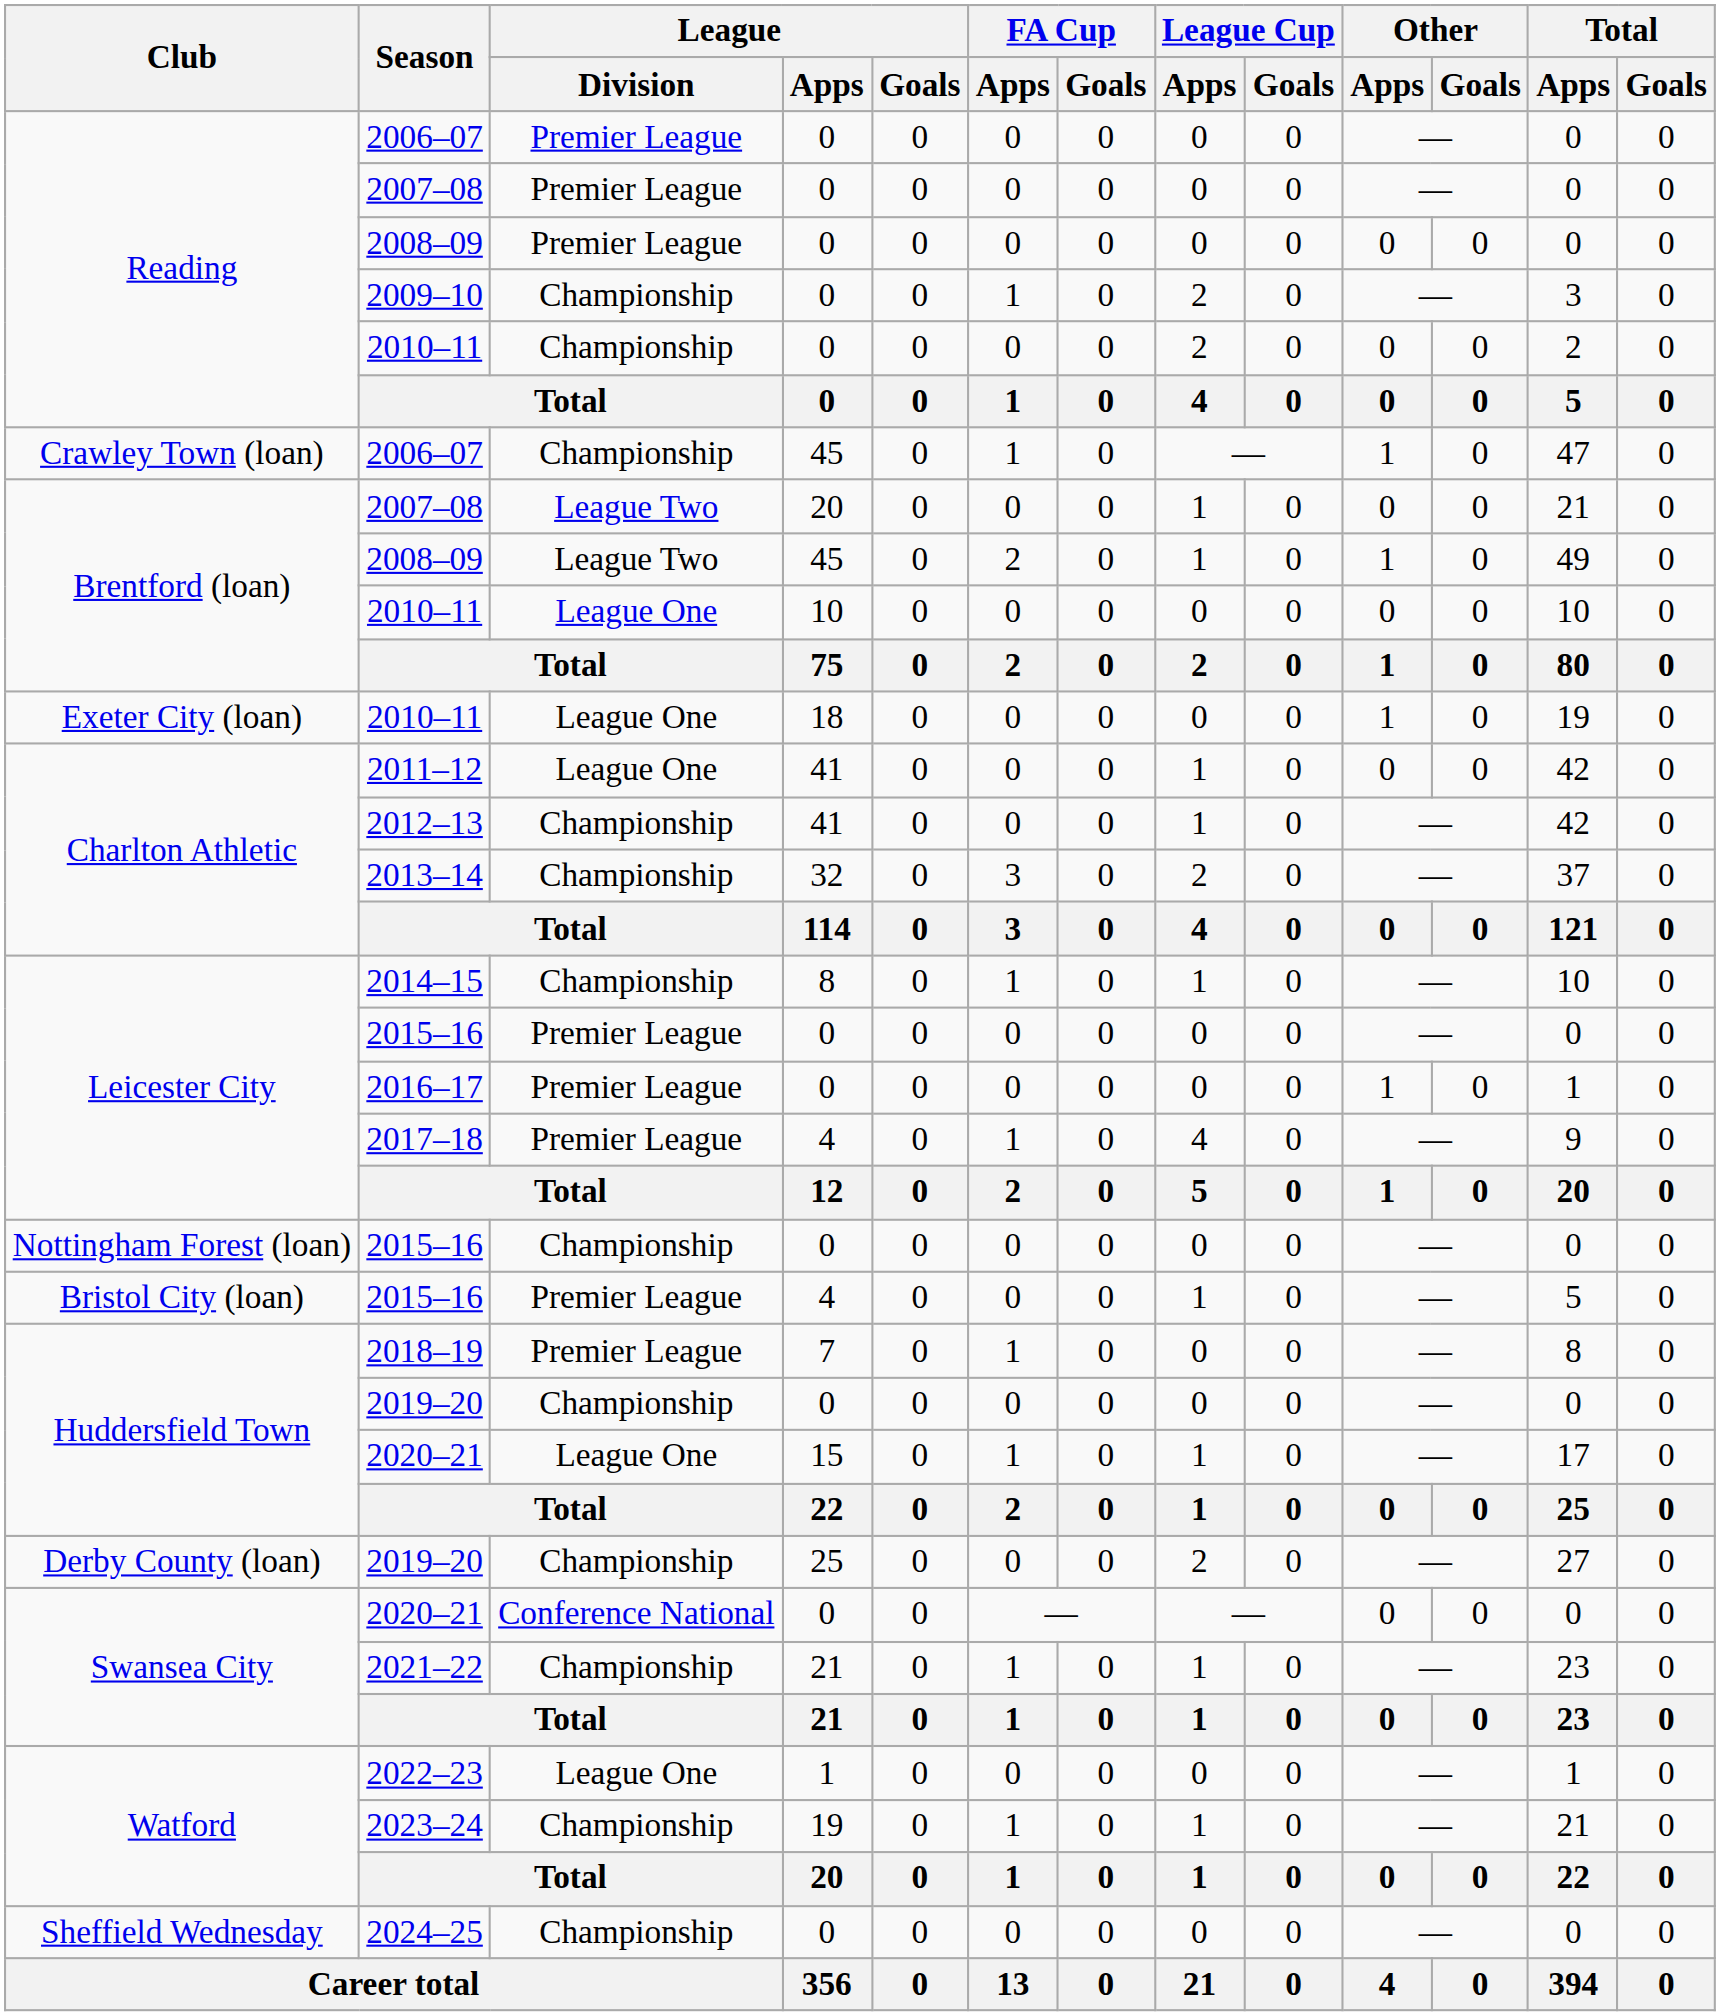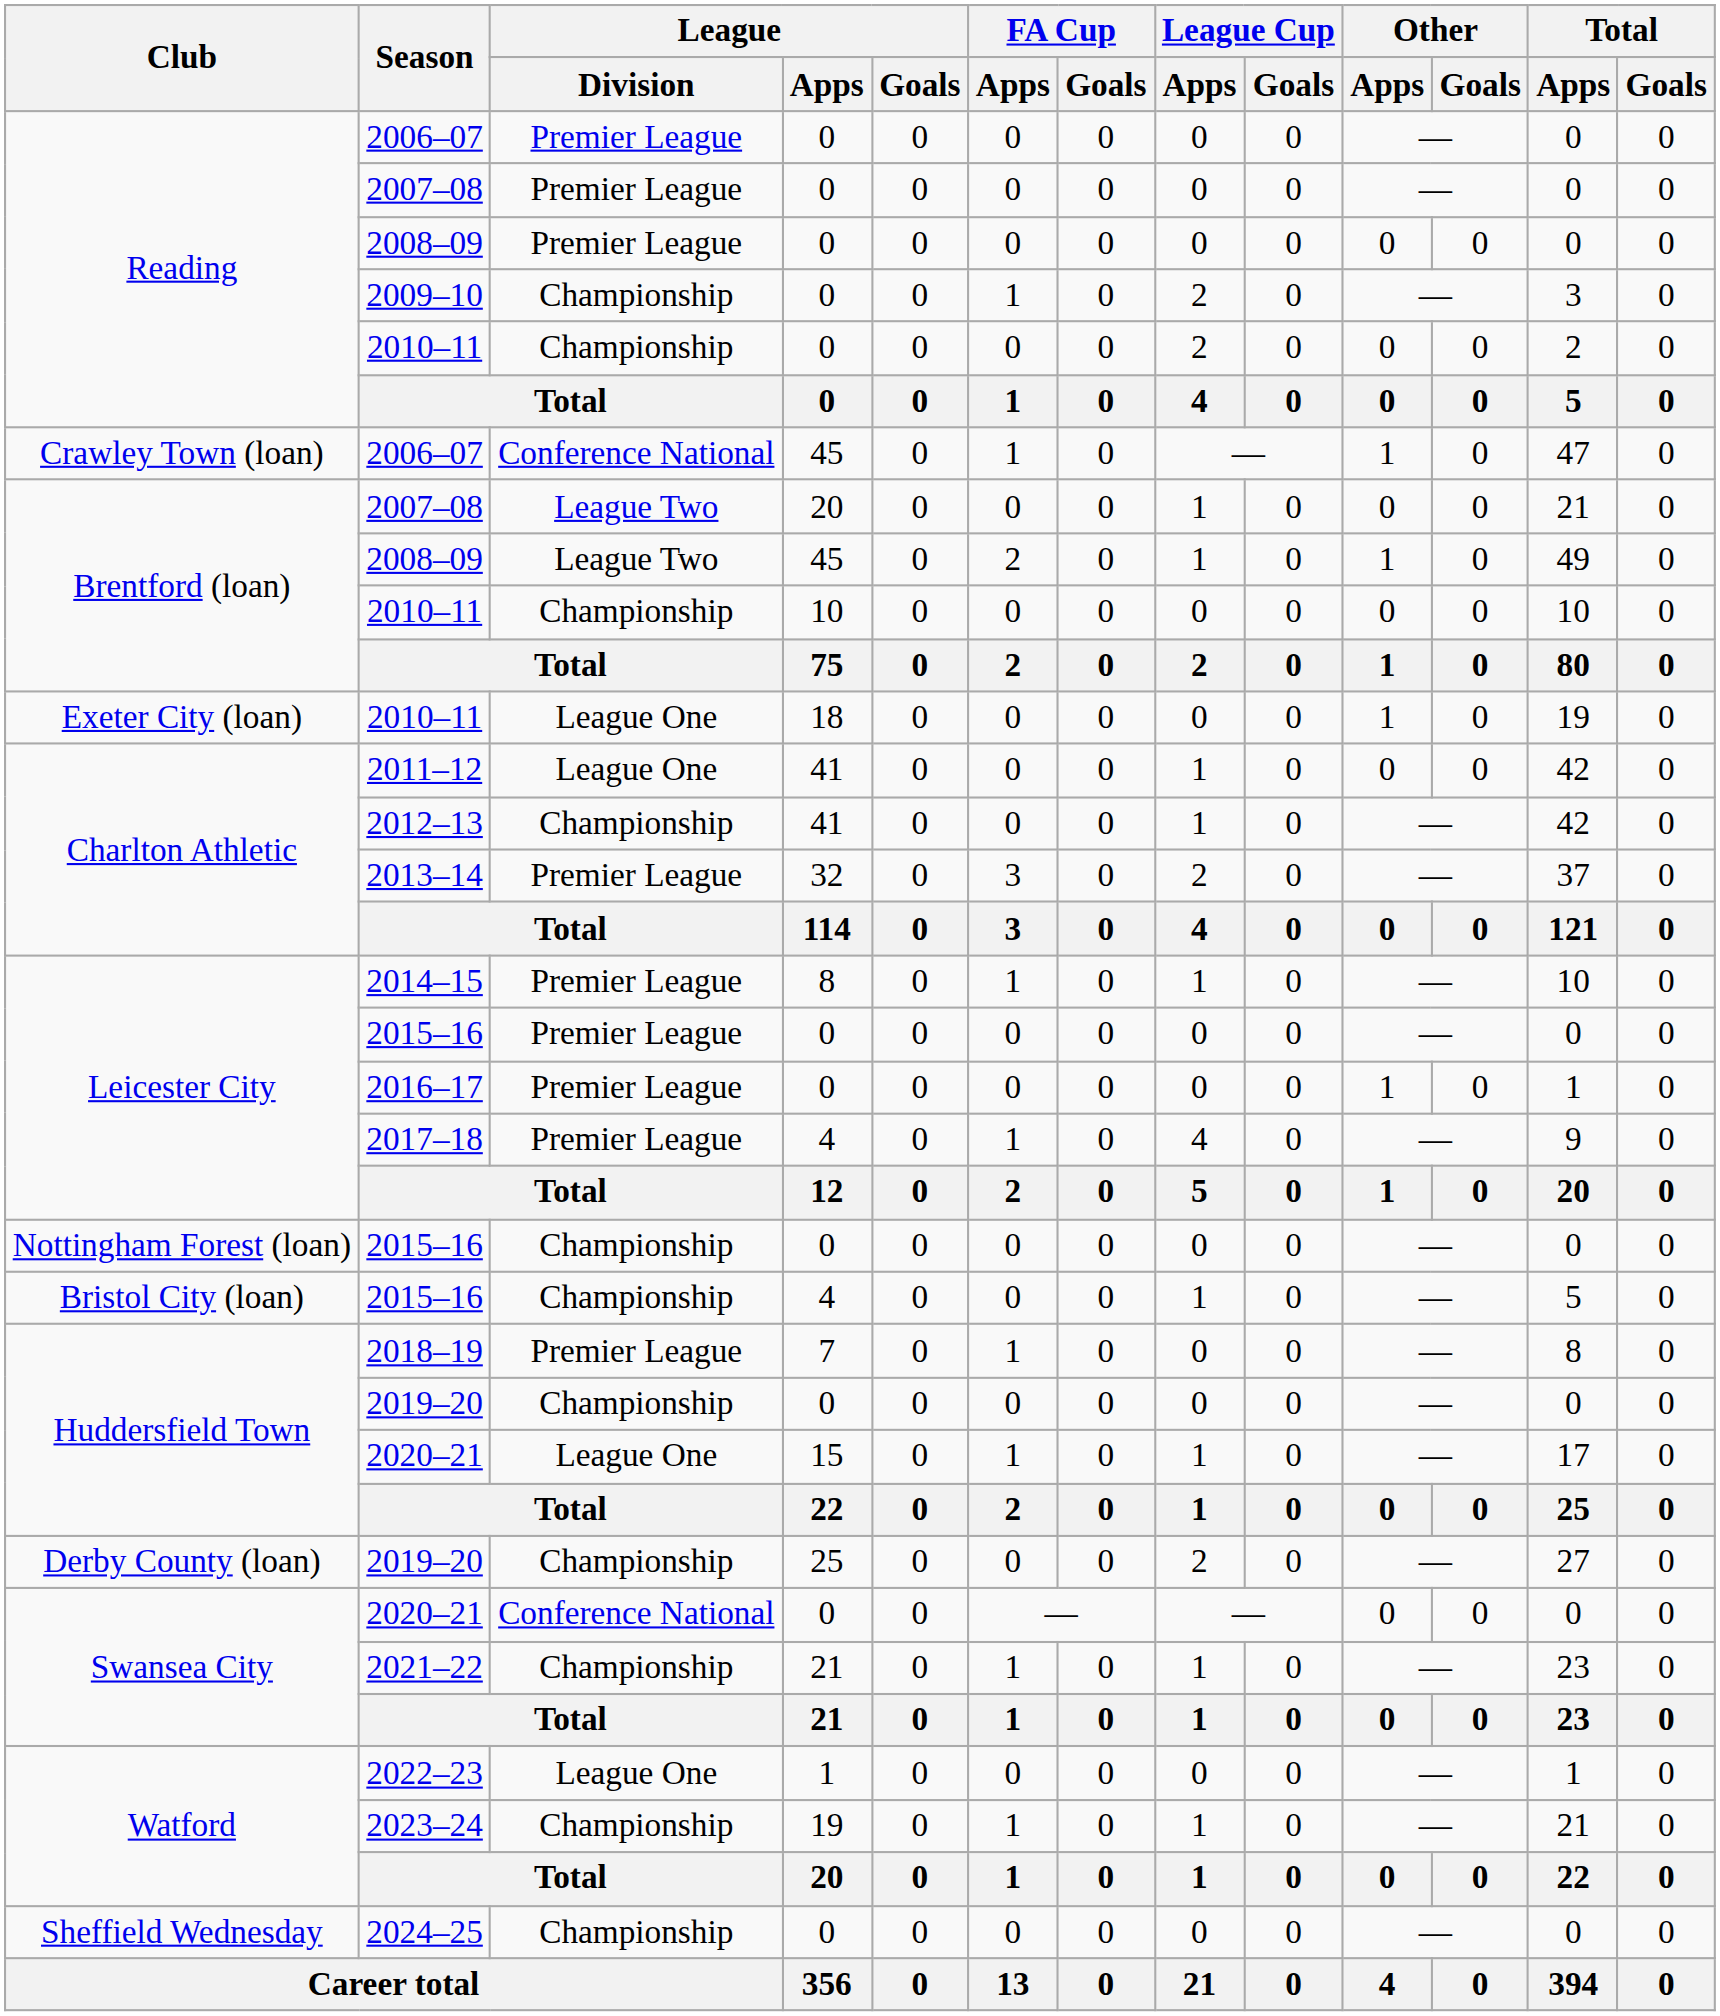(636, 453) Championship -> (636, 453) Conference National
(636, 611) League One -> (636, 611) Championship
(636, 875) Championship -> (636, 875) Premier League
(636, 980) Championship -> (636, 980) Premier League
(636, 1297) Premier League -> (636, 1297) Championship
